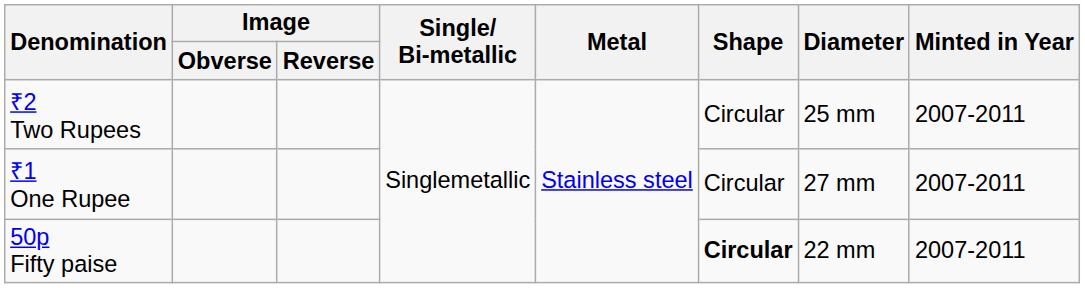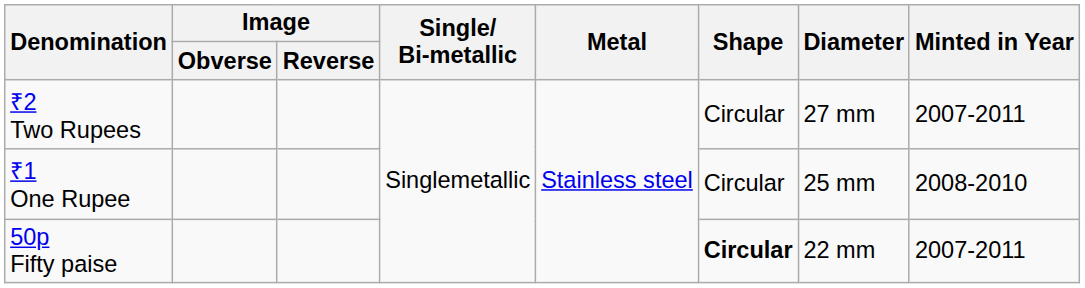(839, 113) 25 mm -> (839, 113) 27 mm
(839, 183) 27 mm -> (839, 183) 25 mm
(970, 183) 2007-2011 -> (971, 183) 2008-2010
